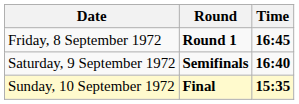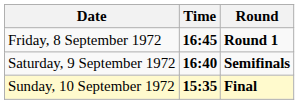columns swapped: (273, 16) <-> (215, 16)
